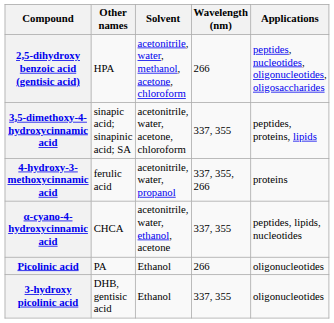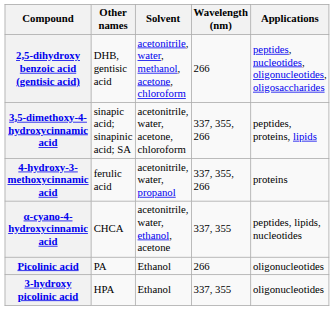(104, 68) HPA -> (110, 68) DHB, gentisic acid
(212, 130) 337, 355 -> (214, 130) 337, 355, 266
(110, 296) DHB, gentisic acid -> (104, 290) HPA
